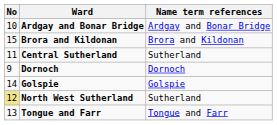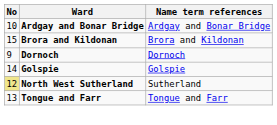- row: (69, 55)
